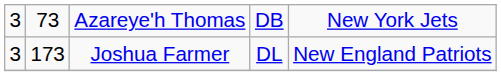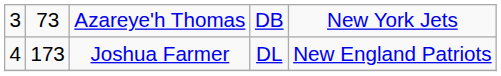(15, 53) 3 -> (15, 53) 4
